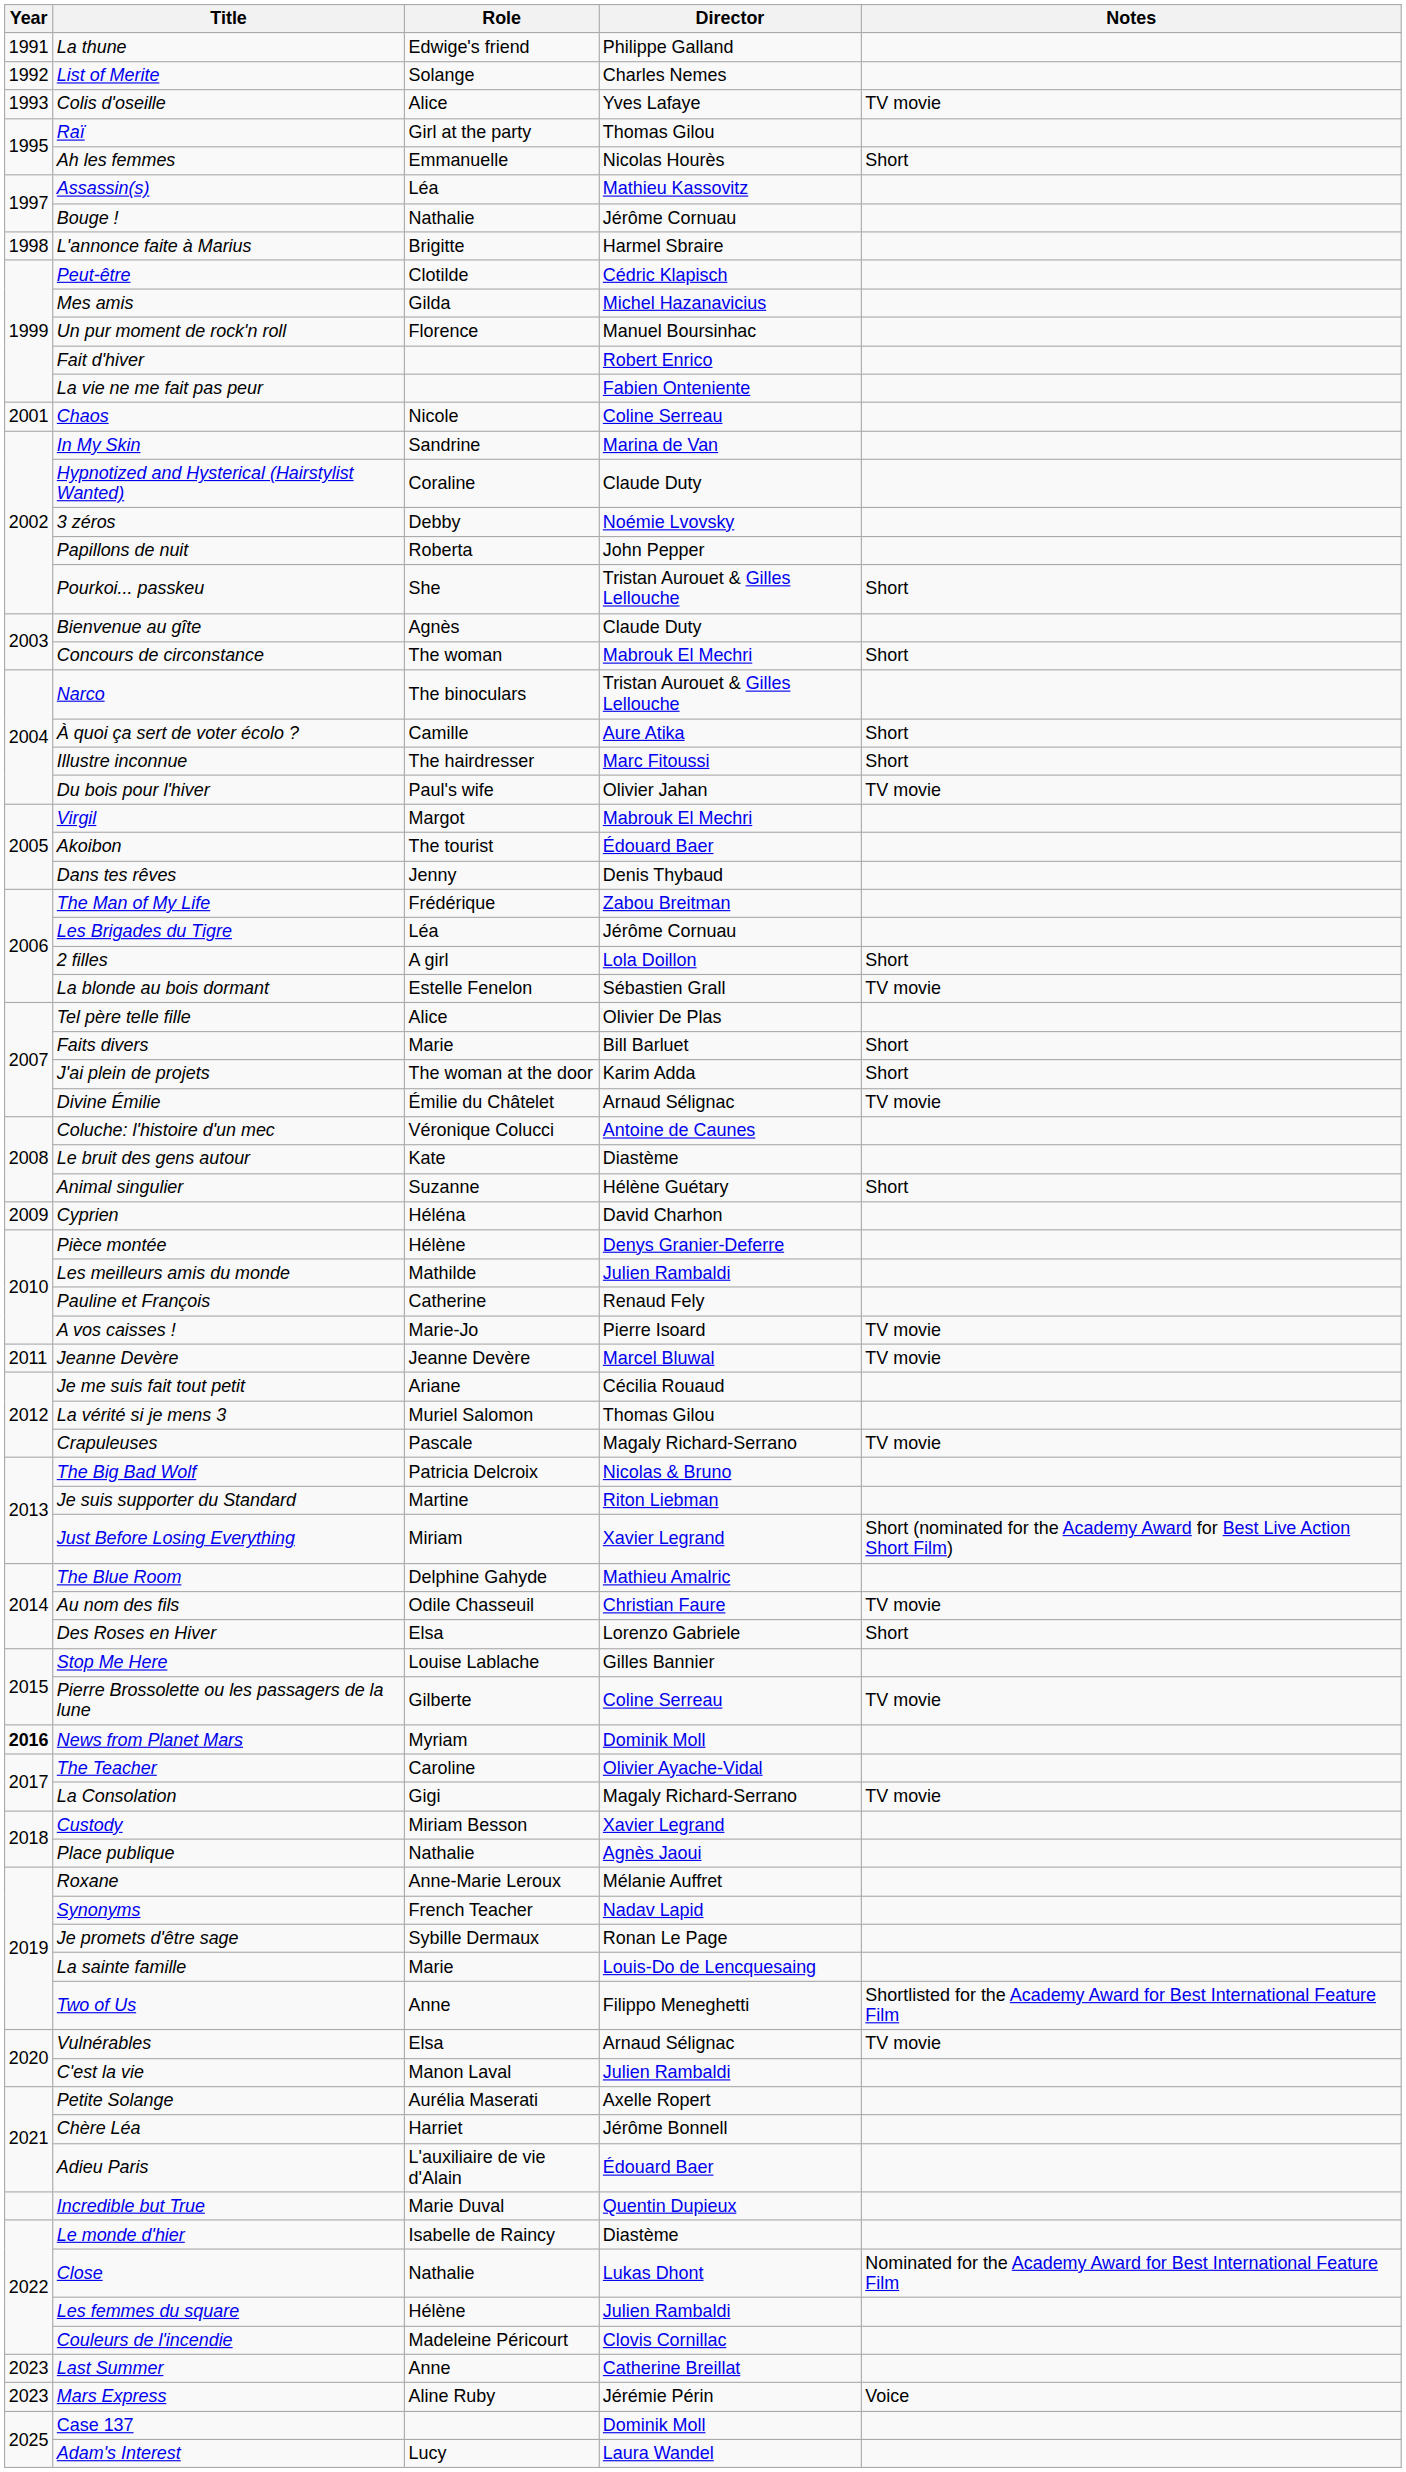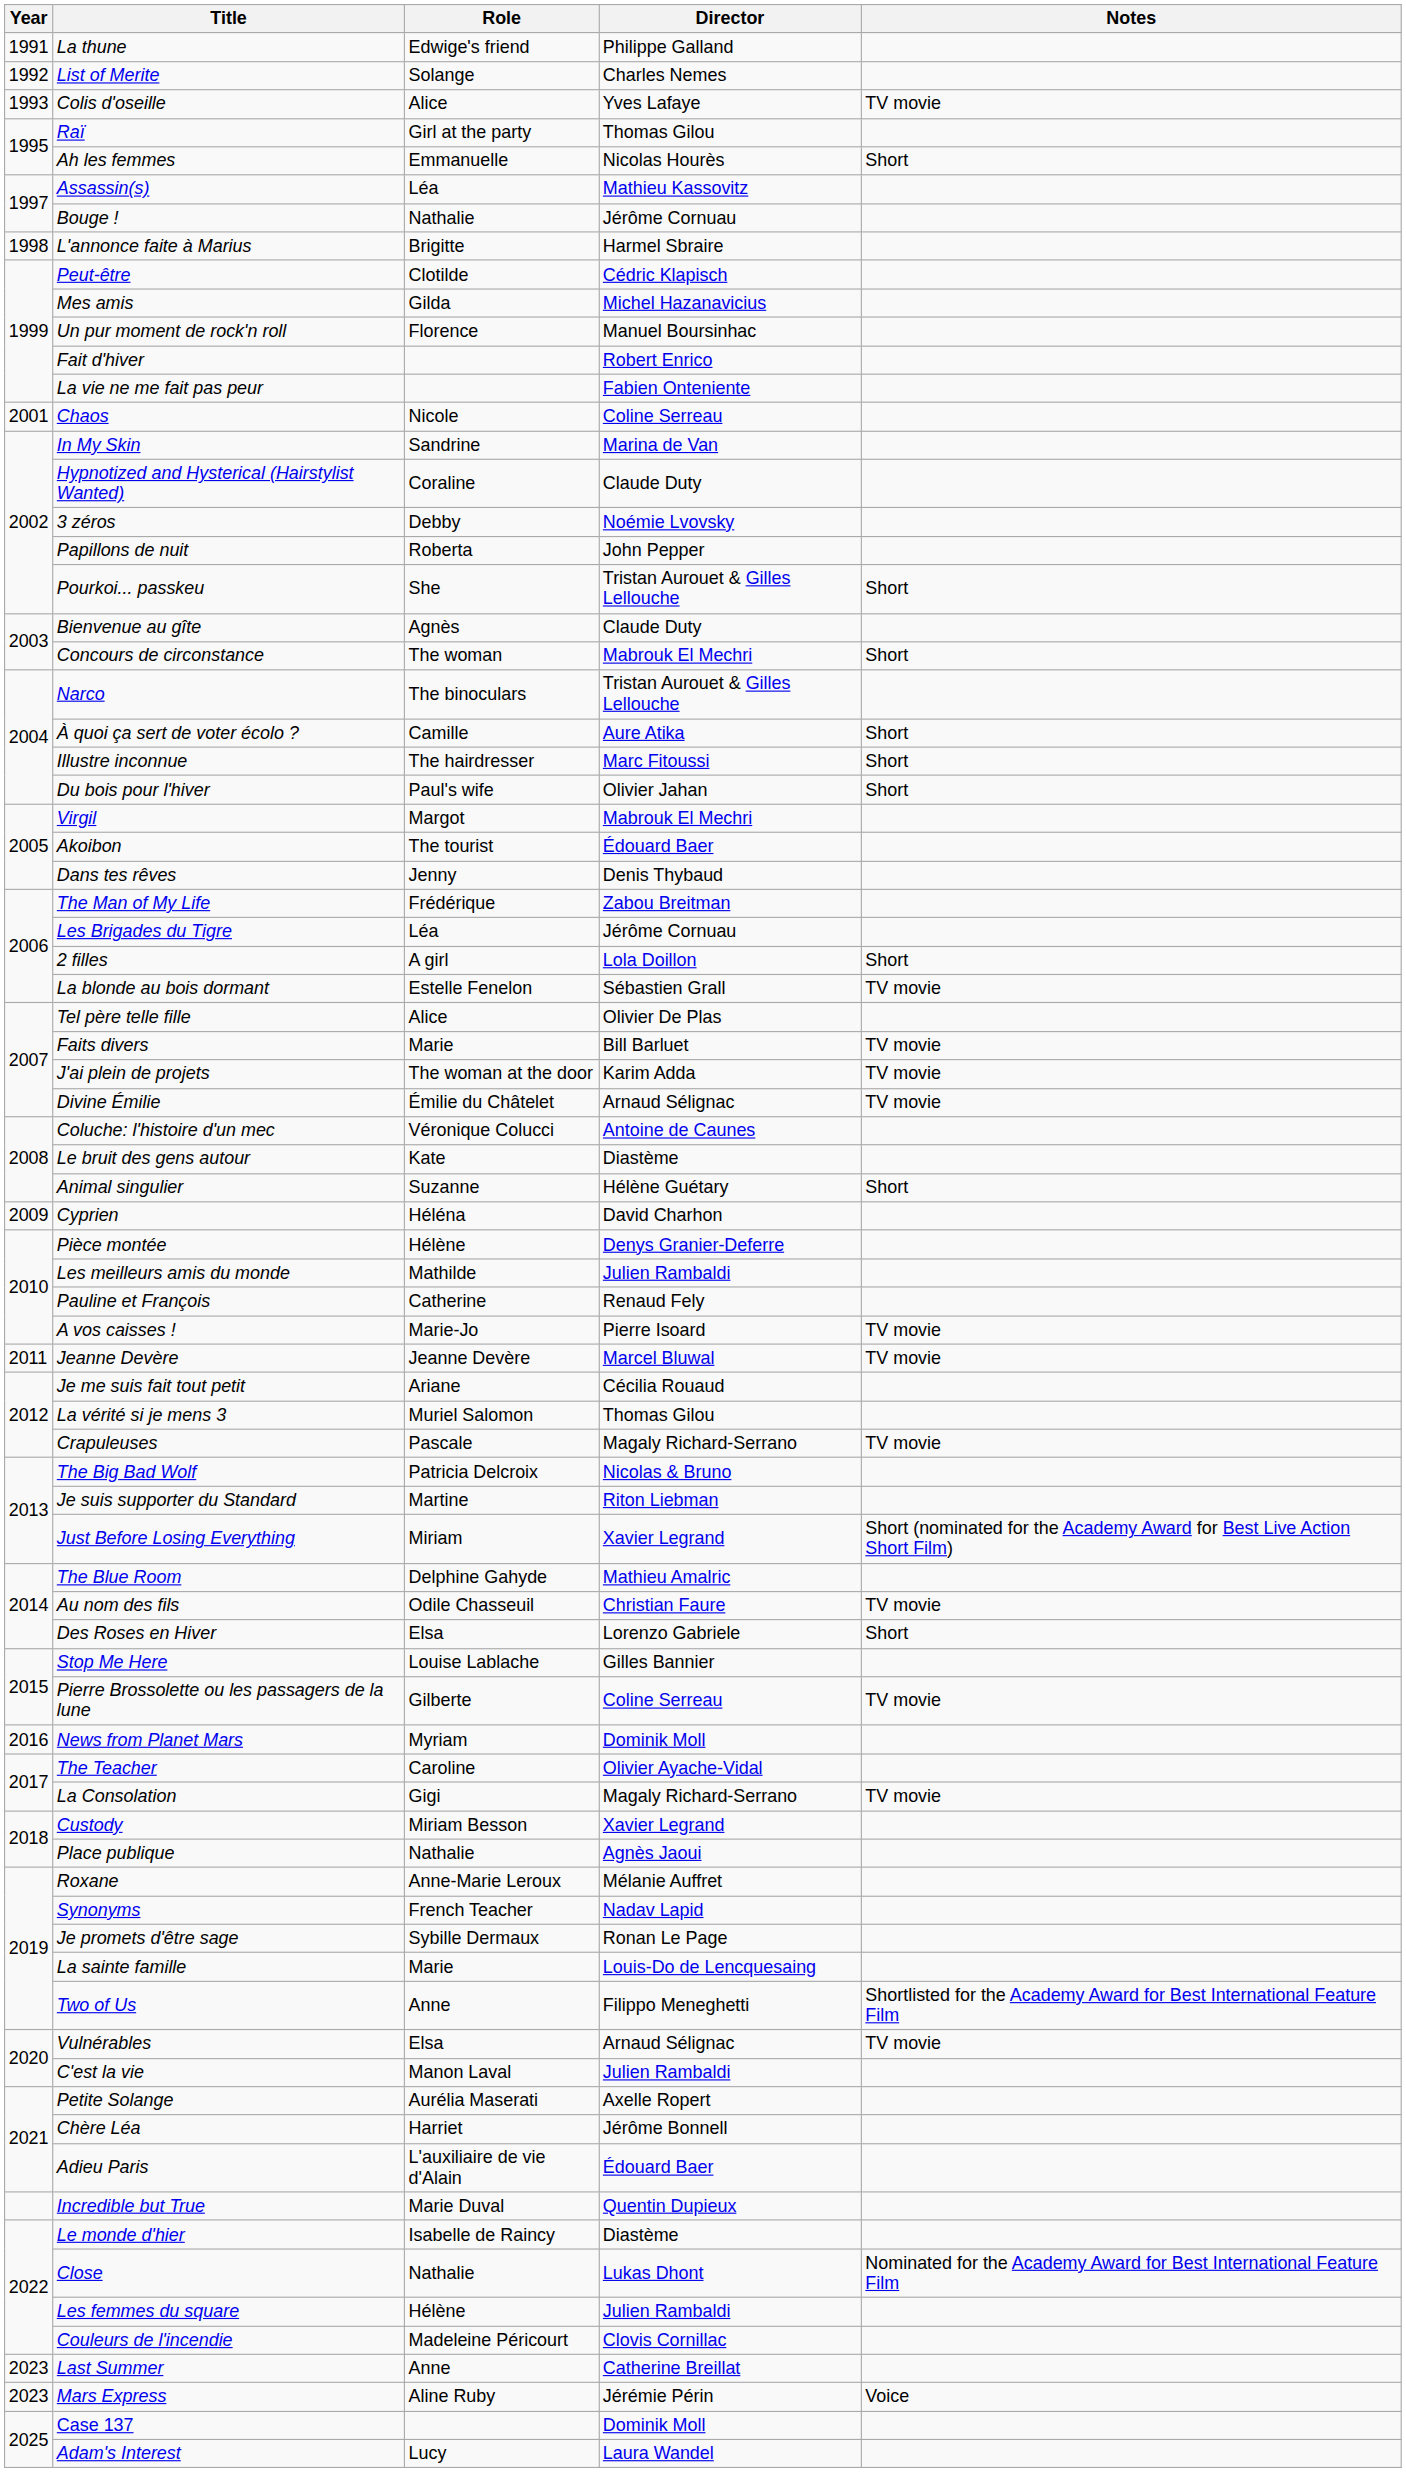(903, 789) TV movie -> (887, 789) Short
(887, 1045) Short -> (903, 1045) TV movie
(887, 1073) Short -> (903, 1073) TV movie
(29, 1739) bold -> (29, 1739) normal
